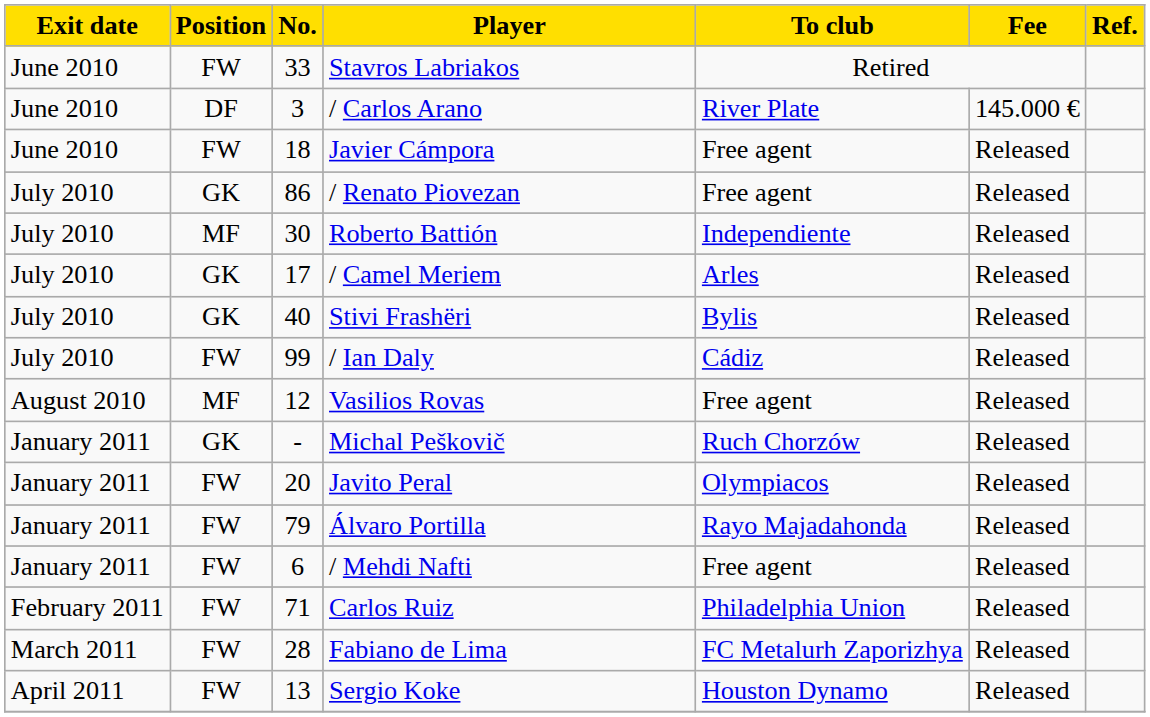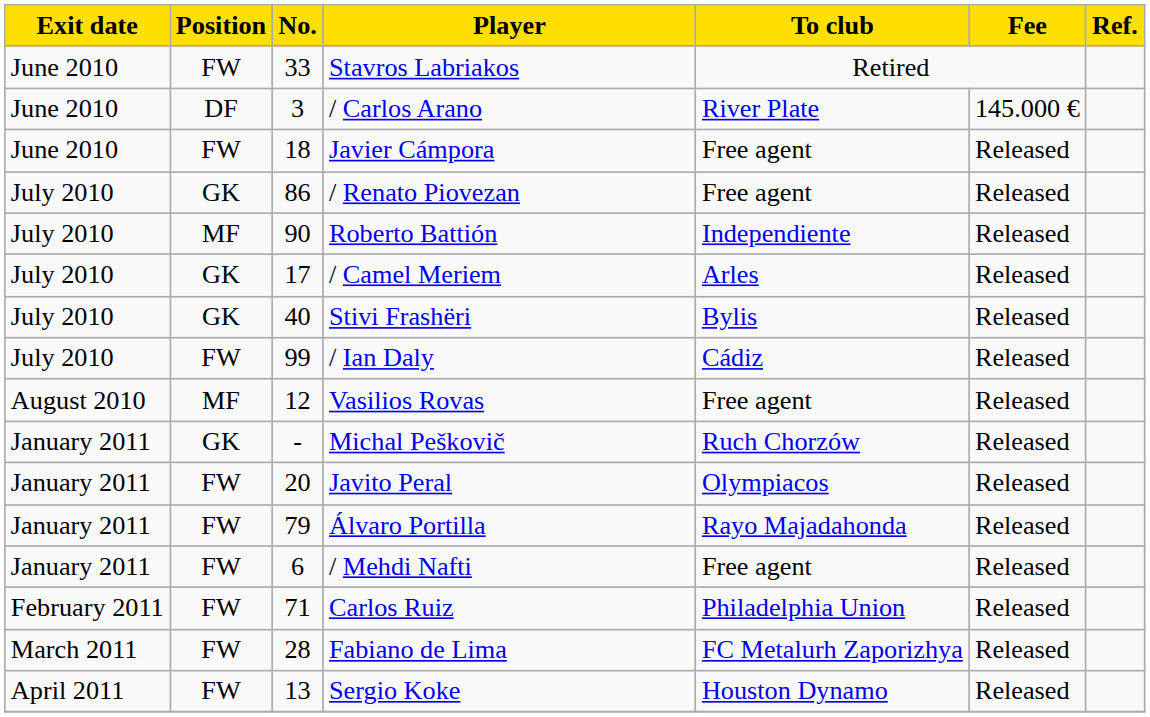(298, 233) 30 -> (298, 233) 90
